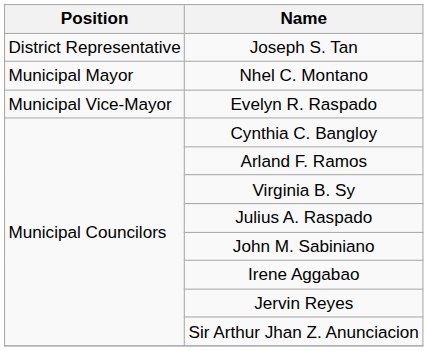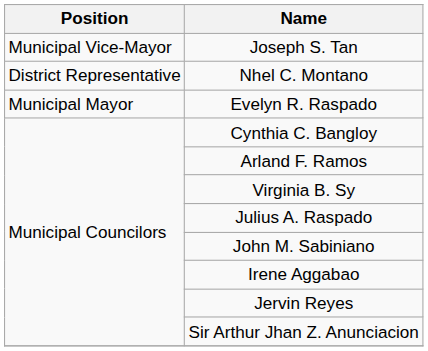(95, 47) District Representative -> (90, 47) Municipal Vice-Mayor
(71, 76) Municipal Mayor -> (95, 76) District Representative
(90, 104) Municipal Vice-Mayor -> (71, 104) Municipal Mayor
